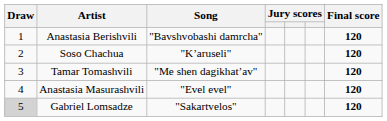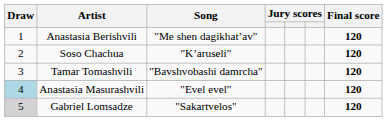(206, 36) "Bavshvobashi damrcha" -> (206, 36) "Me shen dagikhat’av"
(206, 71) "Me shen dagikhat’av" -> (206, 71) "Bavshvobashi damrcha"
(21, 89) no background -> (21, 89) lightblue background
